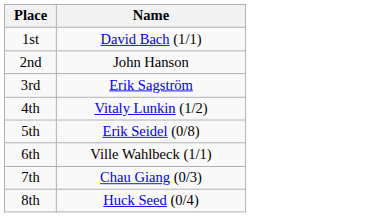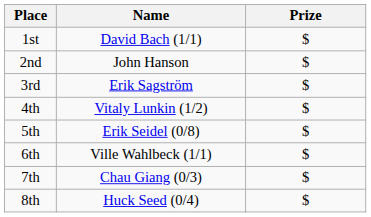+ column: (306, 16)
